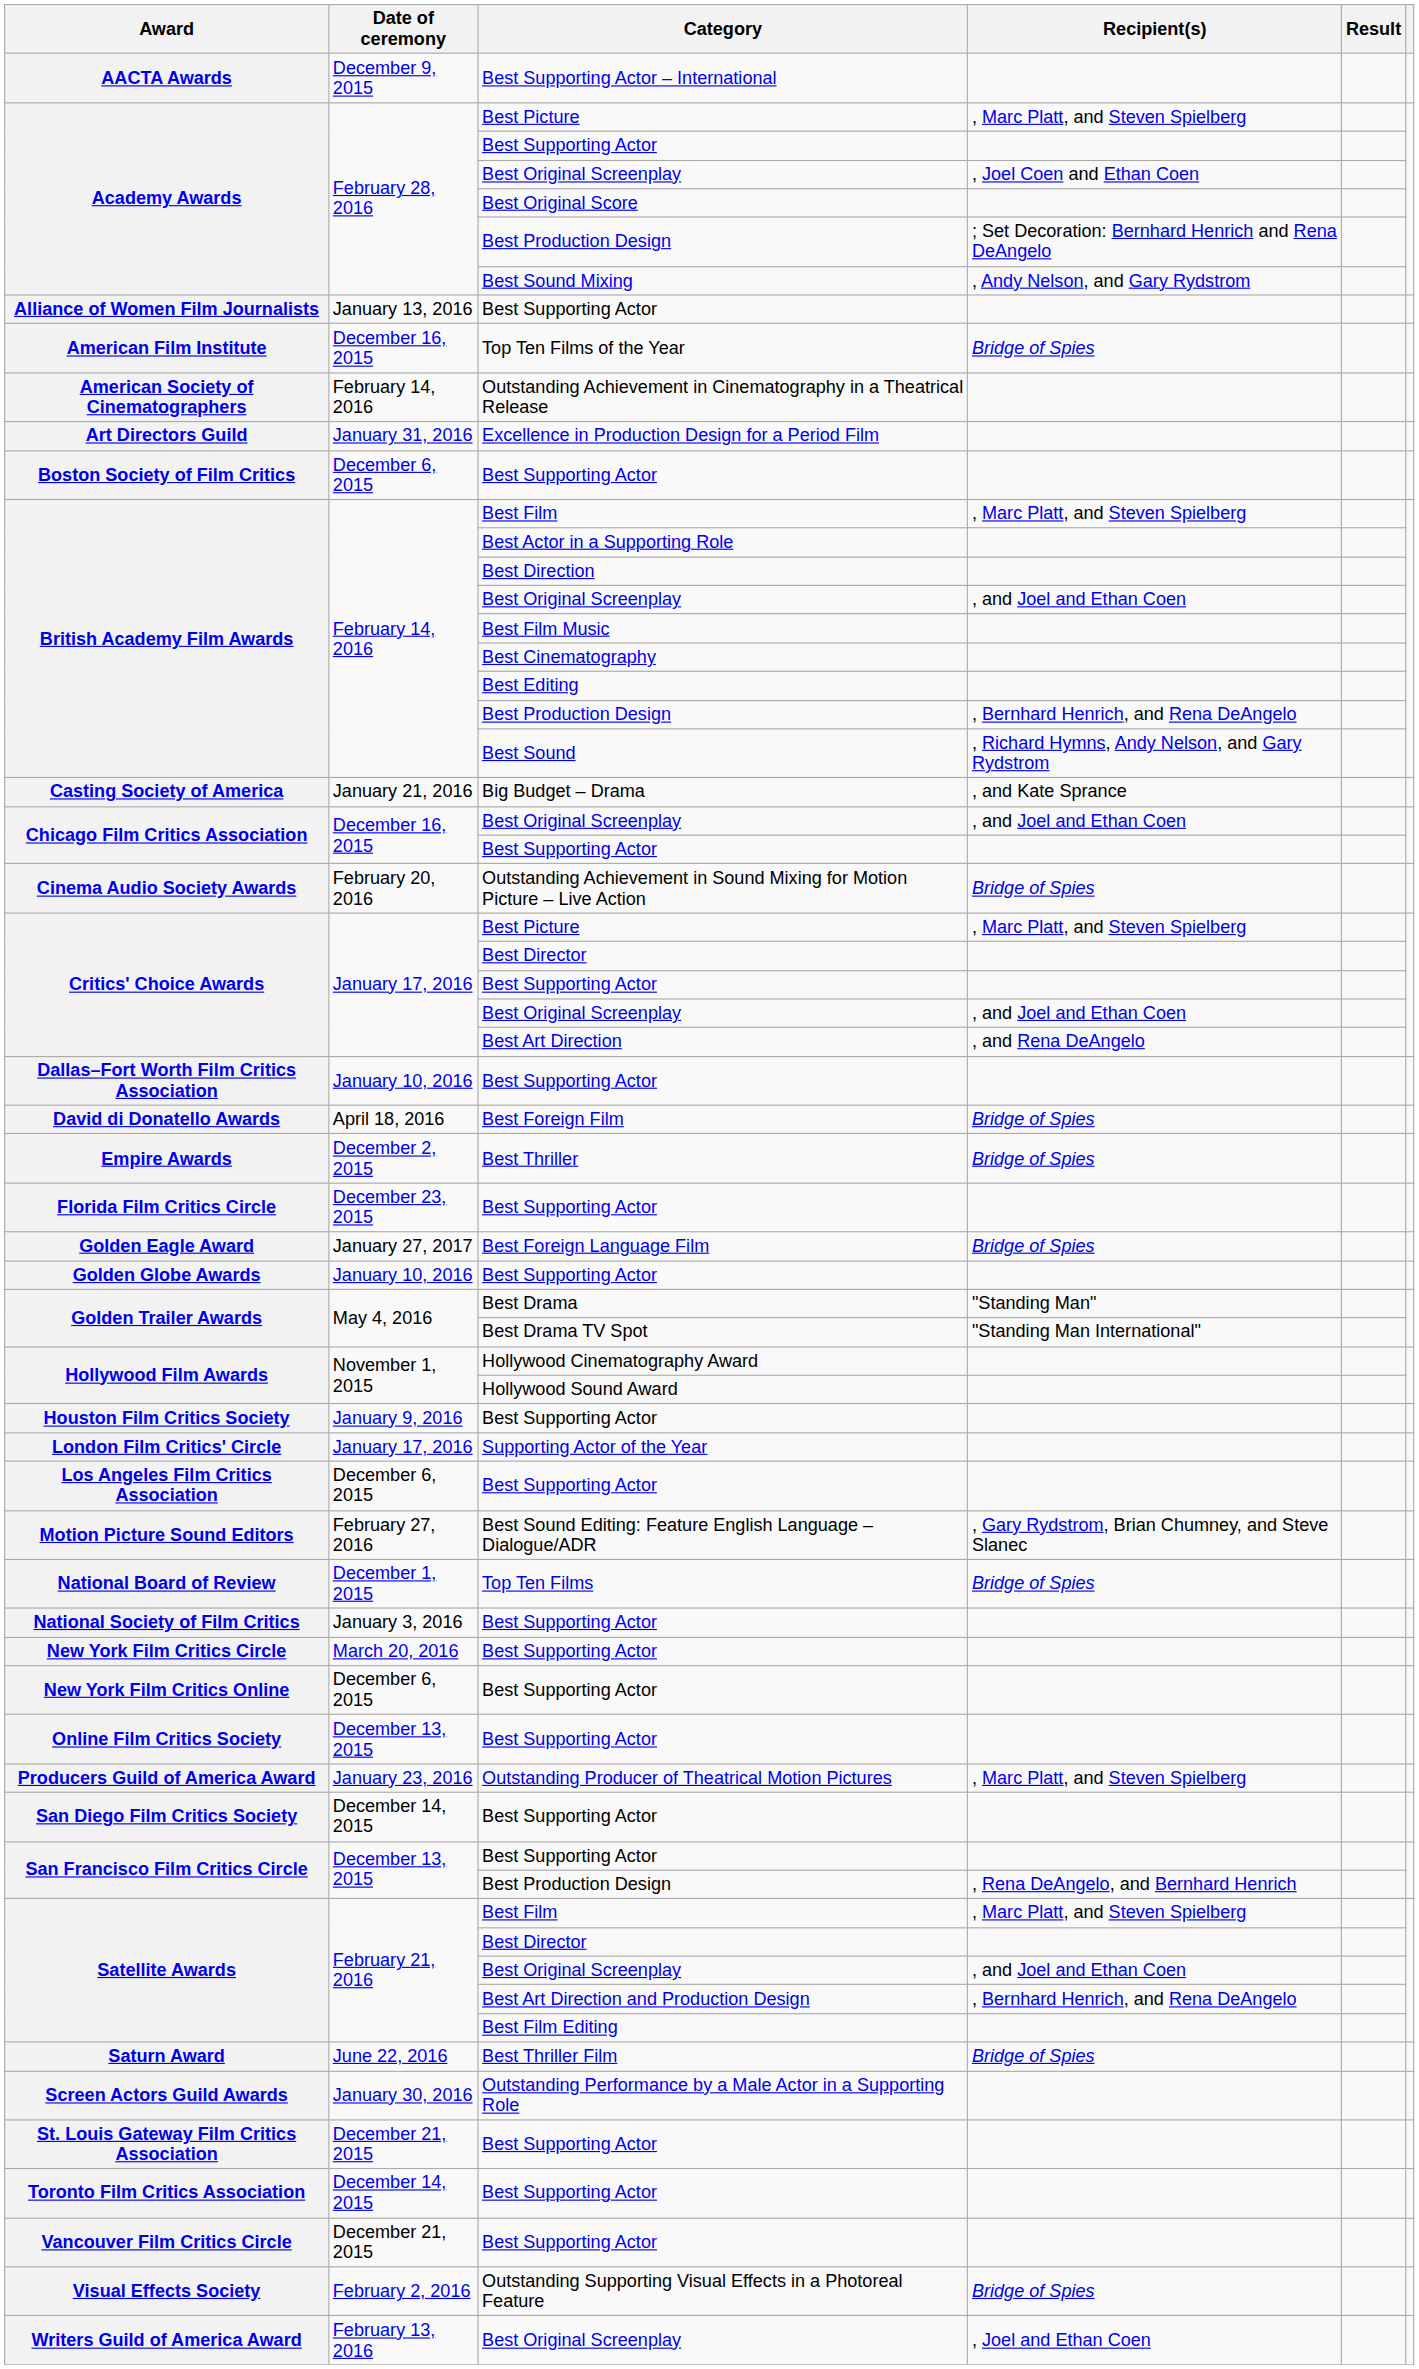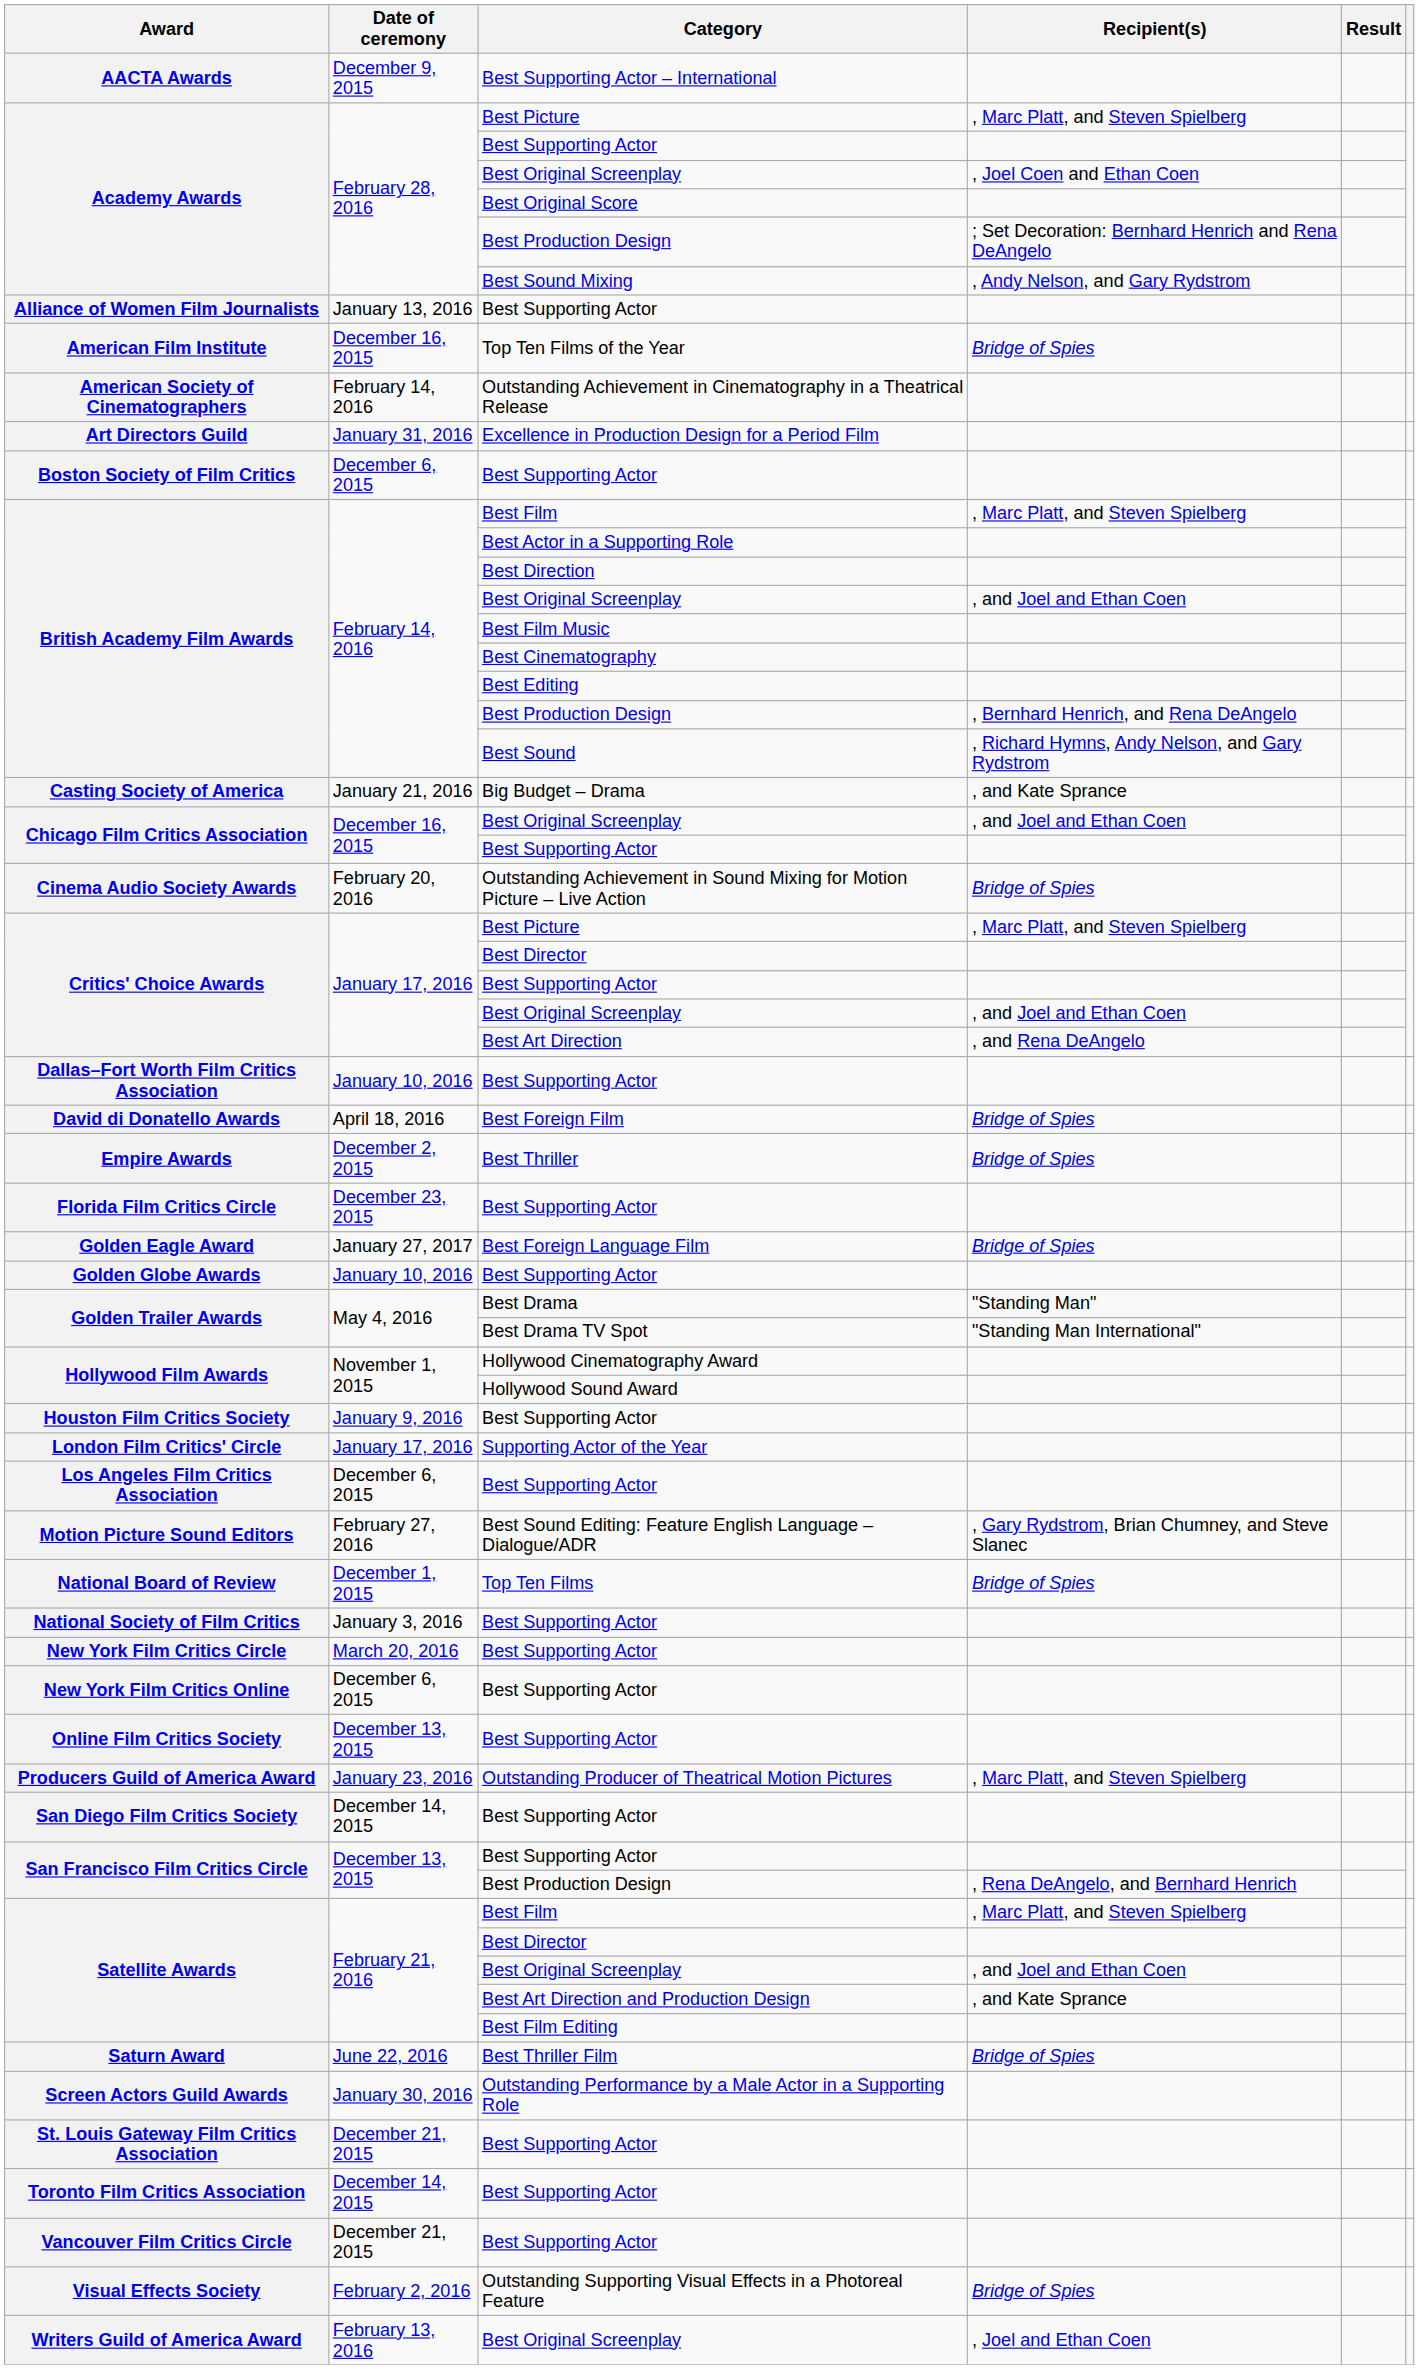(1134, 1999) , Bernhard Henrich, and Rena DeAngelo -> (1049, 1999) , and Kate Sprance
